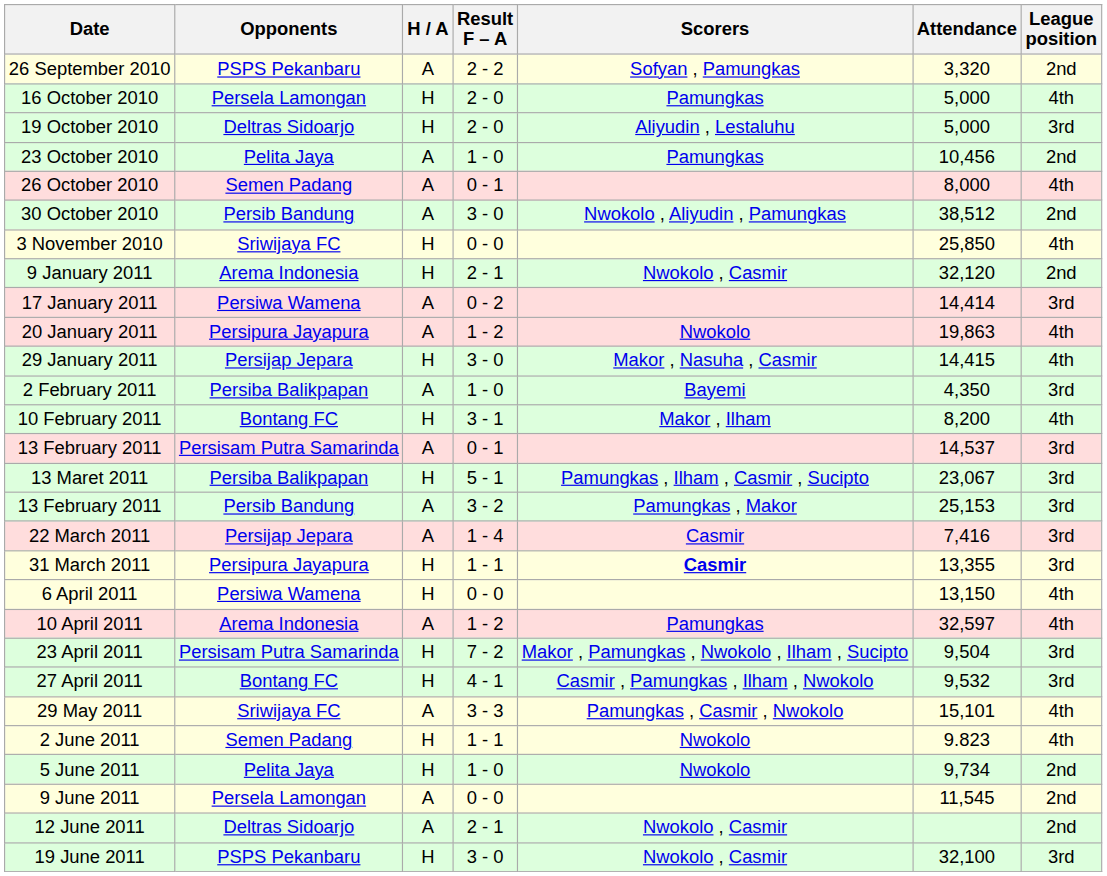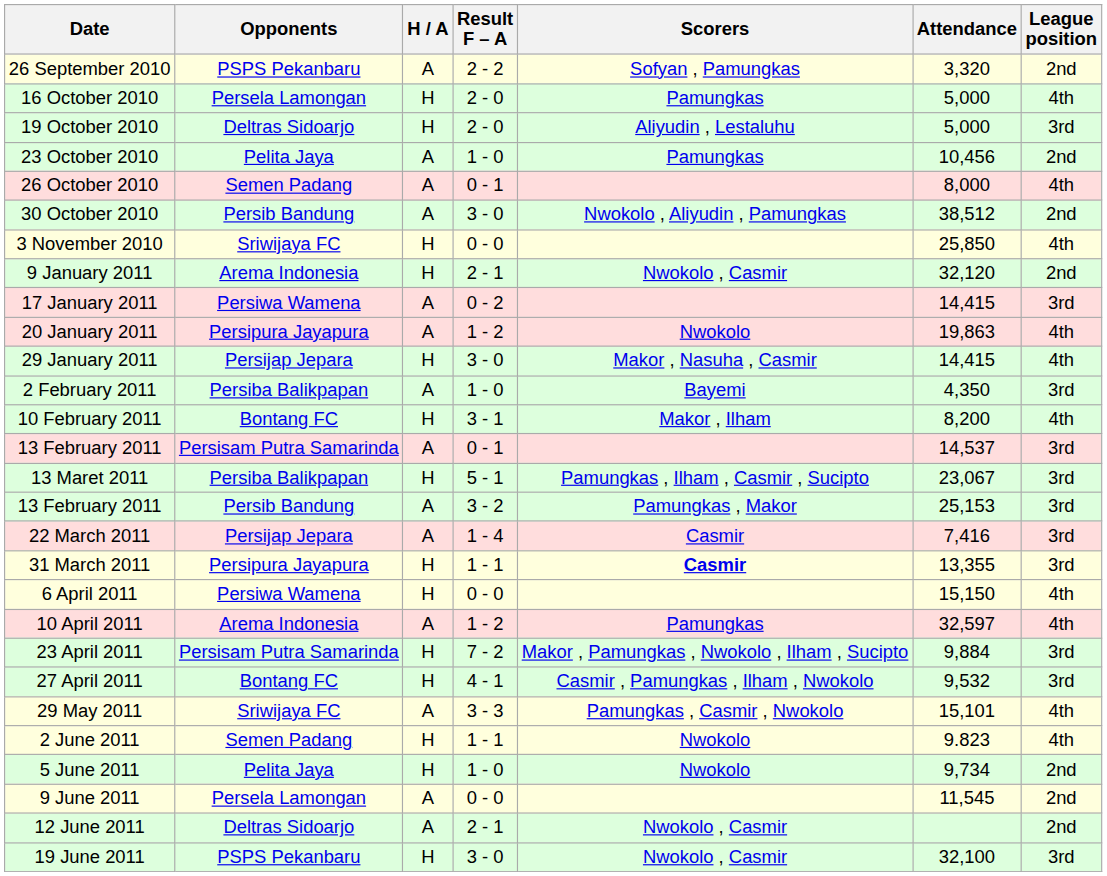(967, 302) 14,414 -> (967, 302) 14,415
(967, 594) 13,150 -> (967, 594) 15,150
(967, 652) 9,504 -> (967, 652) 9,884
